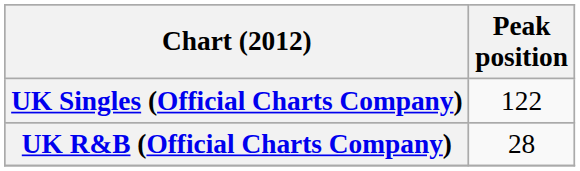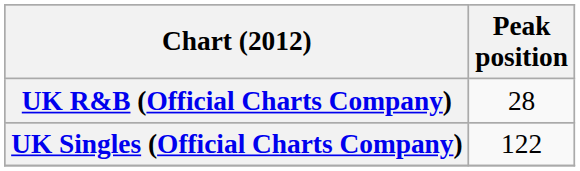rows swapped: (237, 143) <-> (237, 100)
